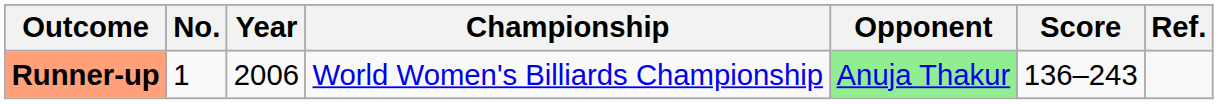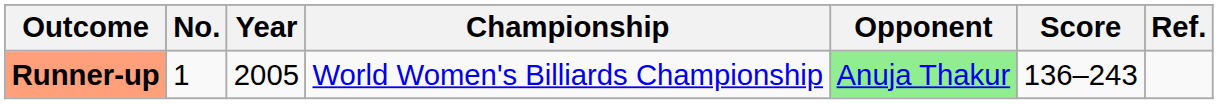(266, 74) 2006 -> (266, 74) 2005
